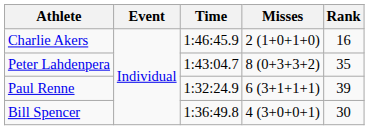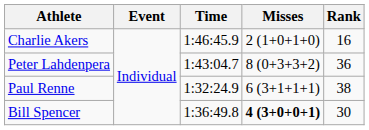(344, 64) 35 -> (344, 64) 36
(344, 88) 39 -> (344, 88) 38
(283, 112) normal -> (283, 112) bold
